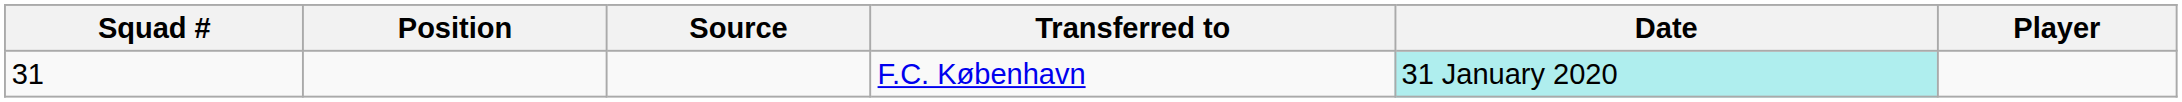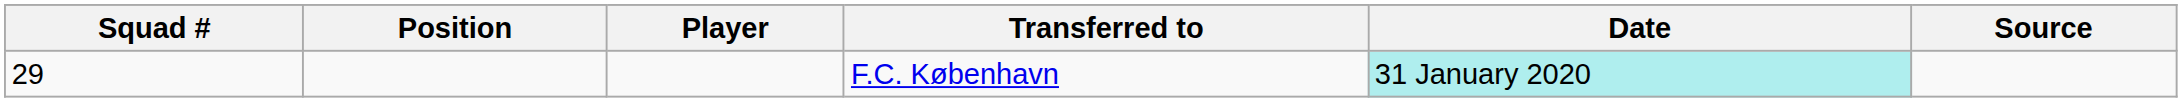columns swapped: (2057, 28) <-> (739, 28)
(28, 74) 31 -> (28, 74) 29
